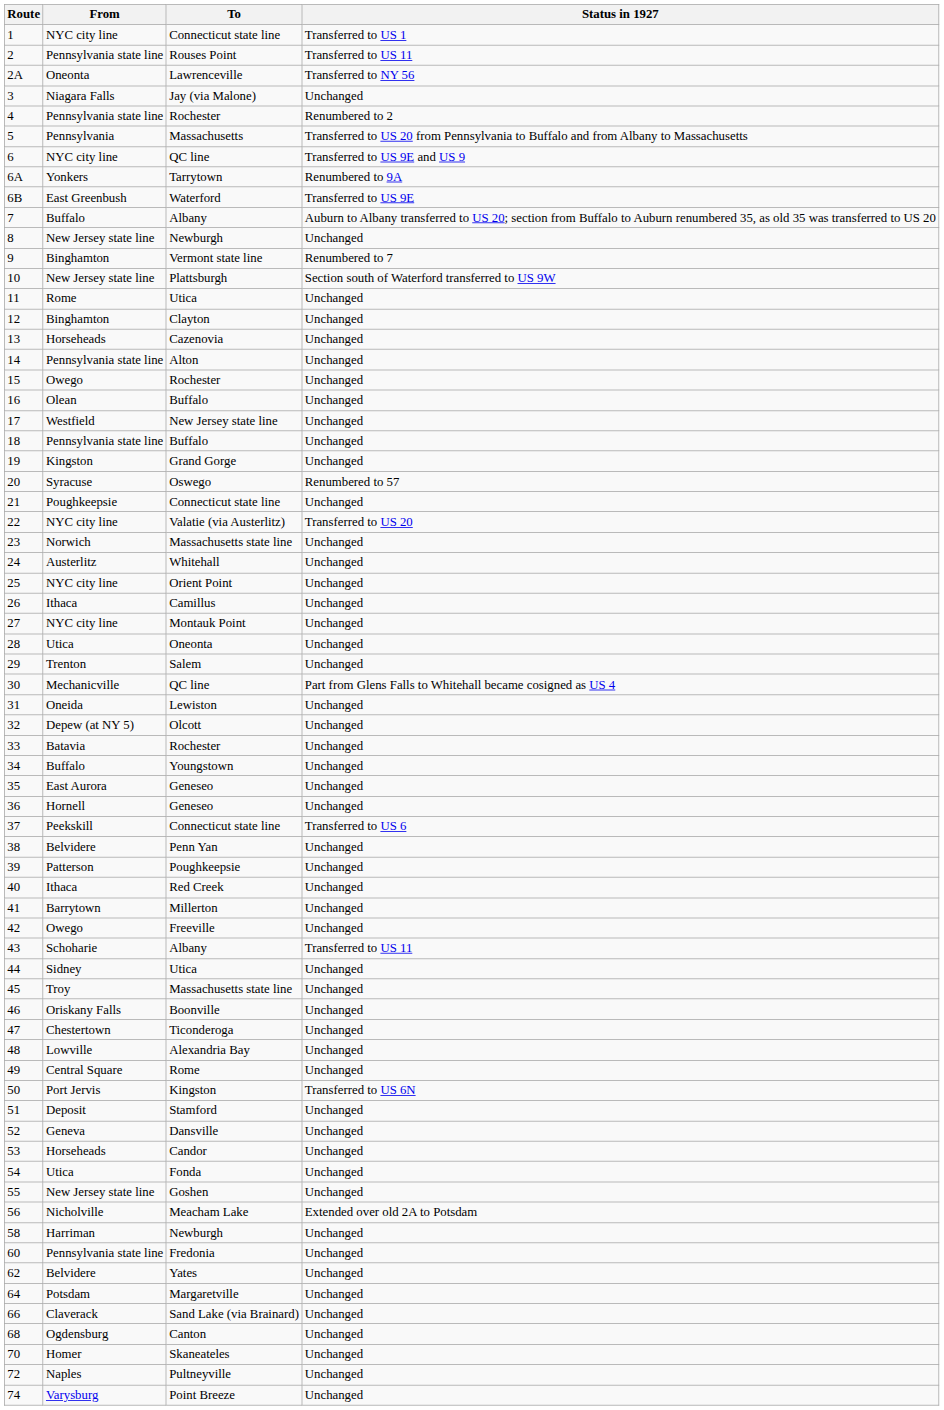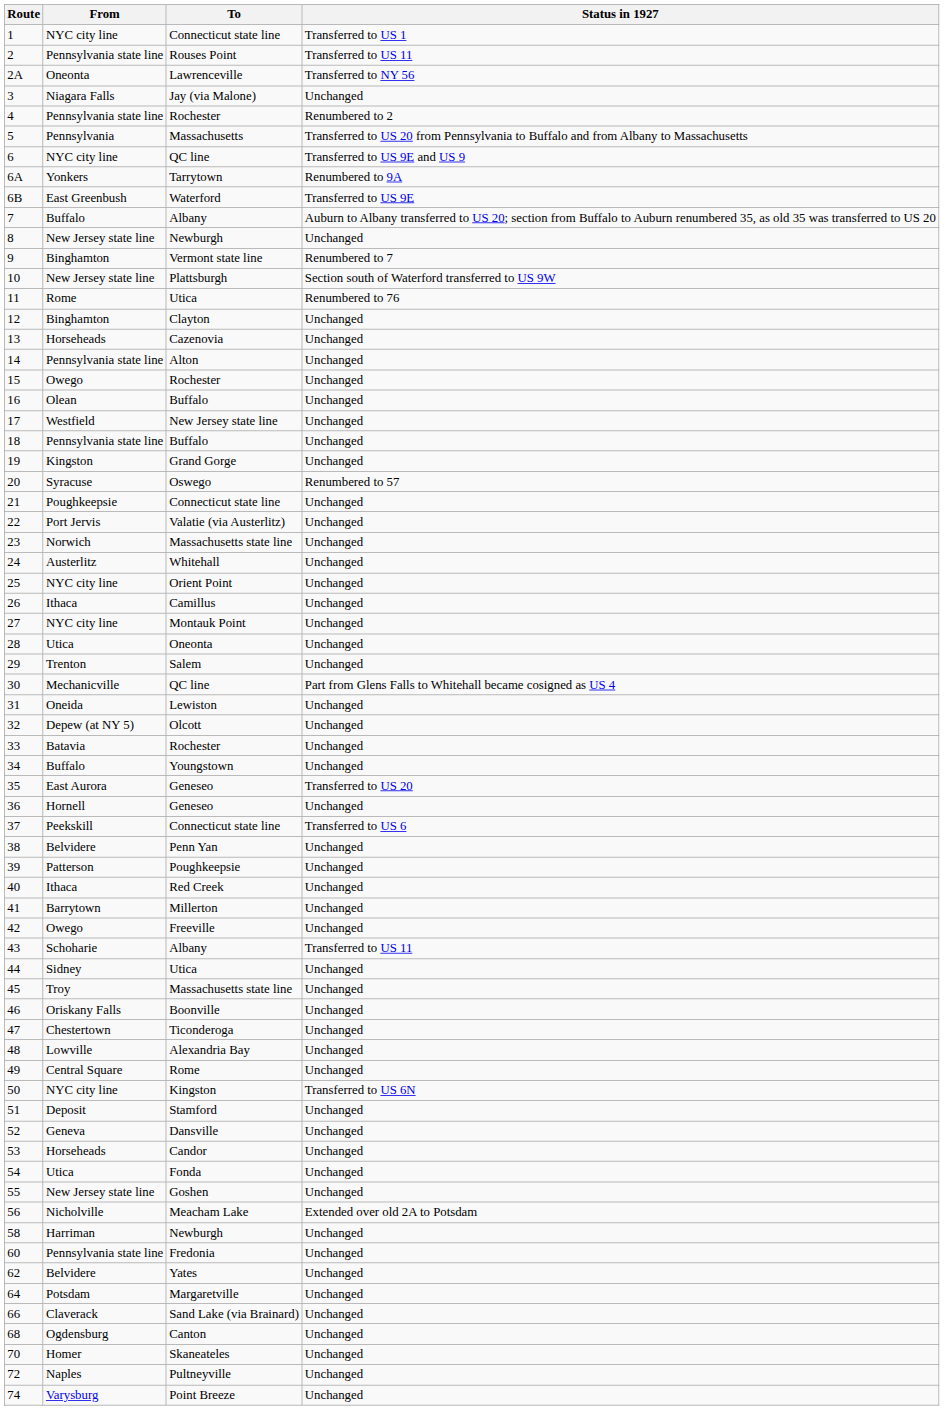(334, 298) Unchanged -> (352, 298) Renumbered to 76
(82, 522) NYC city line -> (73, 522) Port Jervis
(359, 522) Transferred to US 20 -> (334, 522) Unchanged
(334, 786) Unchanged -> (359, 786) Transferred to US 20
(73, 1090) Port Jervis -> (82, 1090) NYC city line
